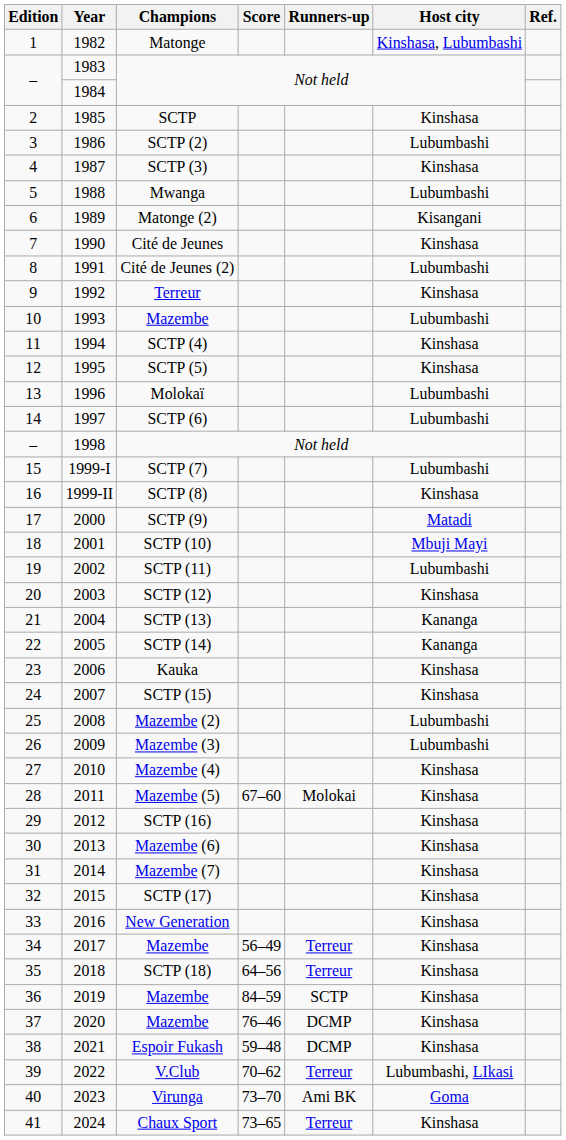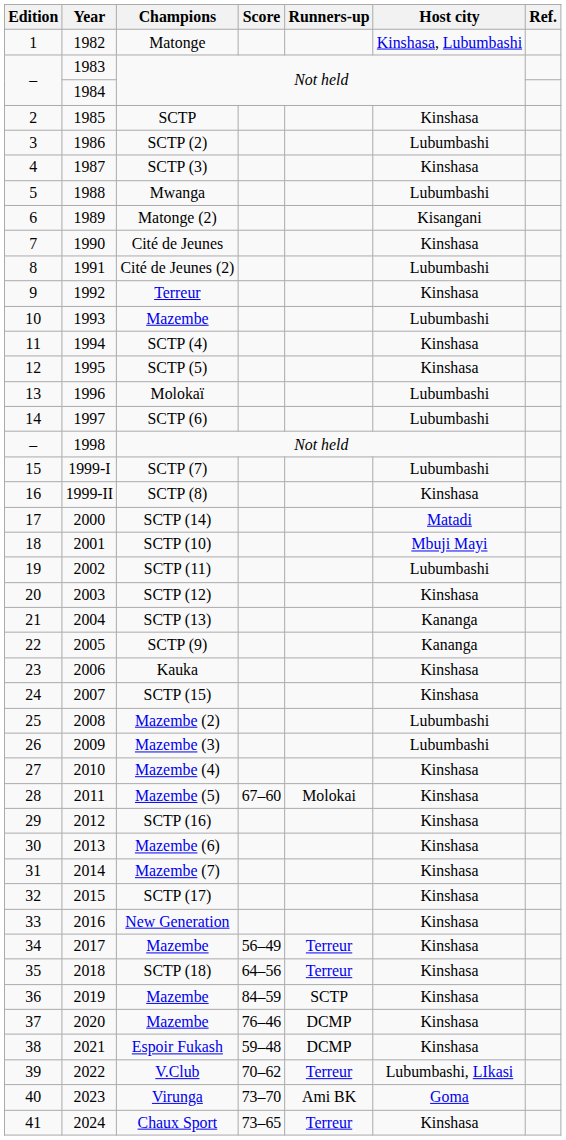(177, 519) SCTP (9) -> (177, 519) SCTP (14)
(177, 645) SCTP (14) -> (177, 645) SCTP (9)
